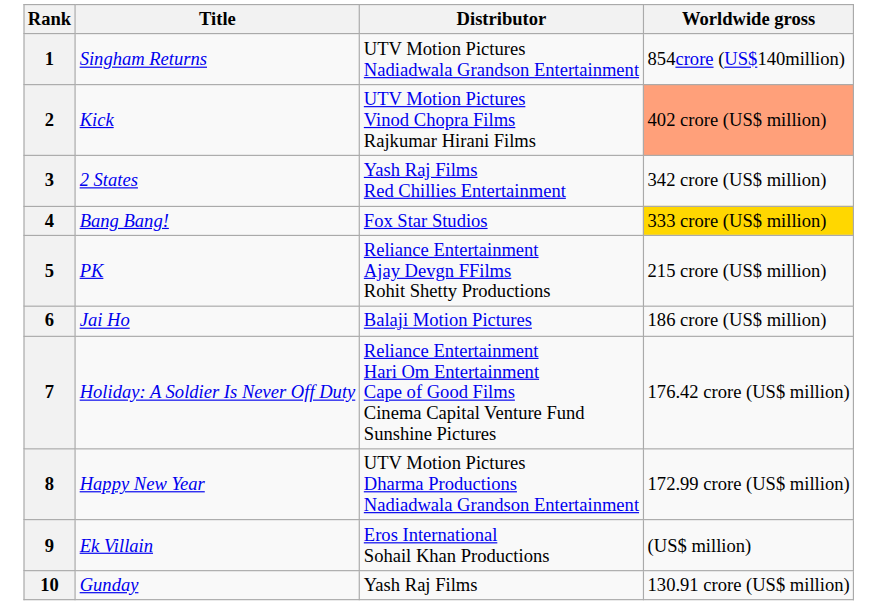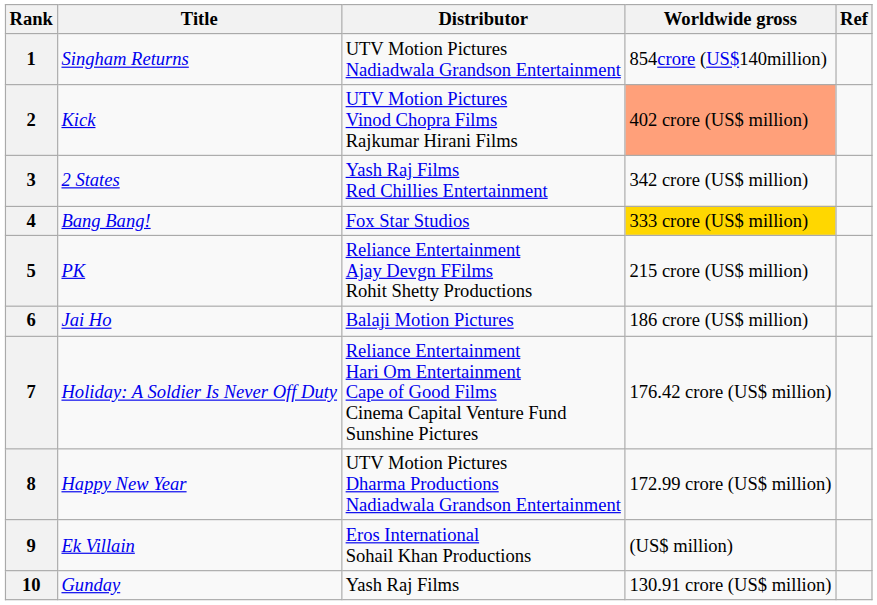+ column: (854, 19)
